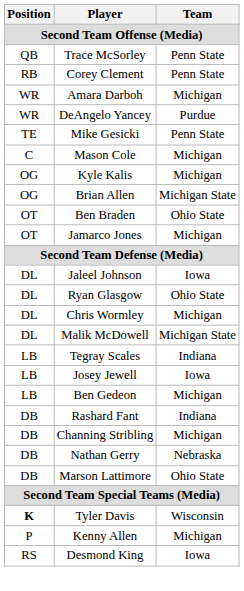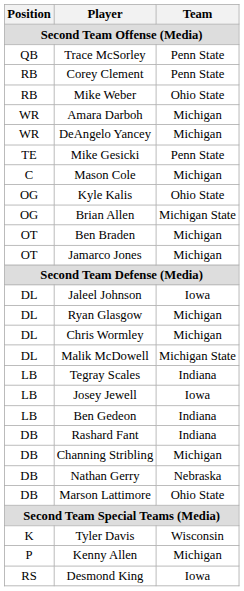+ row: (105, 94)
(198, 114) Purdue -> (198, 134) Michigan
(198, 174) Michigan -> (198, 194) Ohio State
(198, 214) Ohio State -> (198, 235) Michigan
(198, 295) Ohio State -> (198, 315) Michigan
(198, 395) Michigan -> (198, 415) Indiana
(29, 515) bold -> (29, 535) normal
